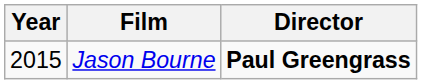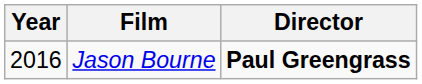(36, 59) 2015 -> (36, 59) 2016
